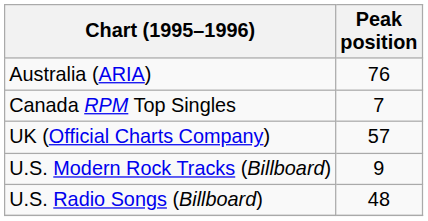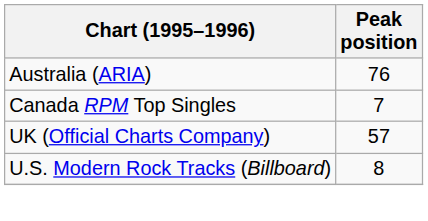(379, 168) 9 -> (379, 168) 8
- row: (136, 199)
